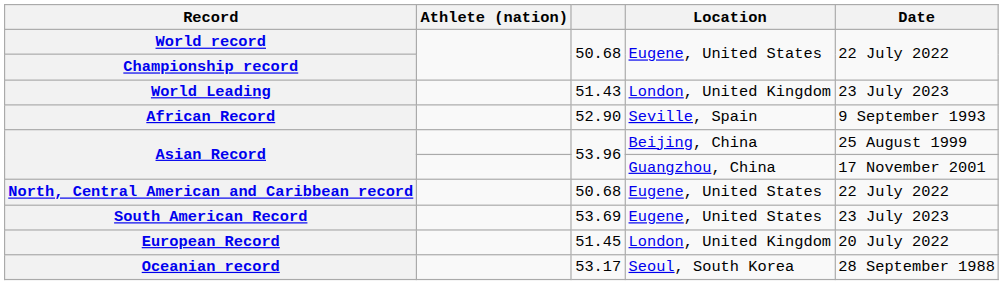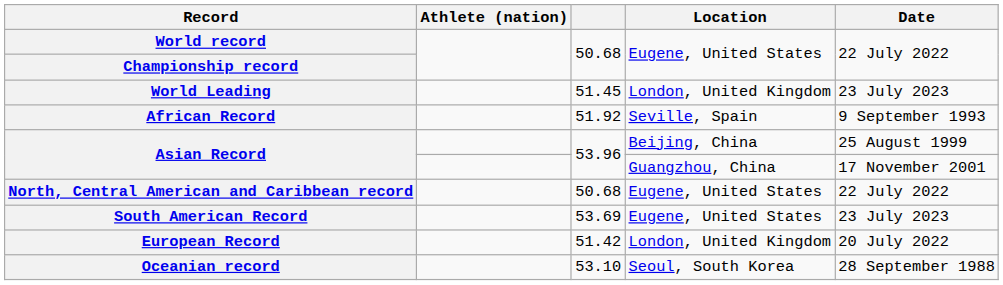(598, 92) 51.43 -> (598, 92) 51.45
(598, 117) 52.90 -> (598, 117) 51.92
(598, 242) 51.45 -> (598, 242) 51.42
(598, 267) 53.17 -> (598, 267) 53.10
